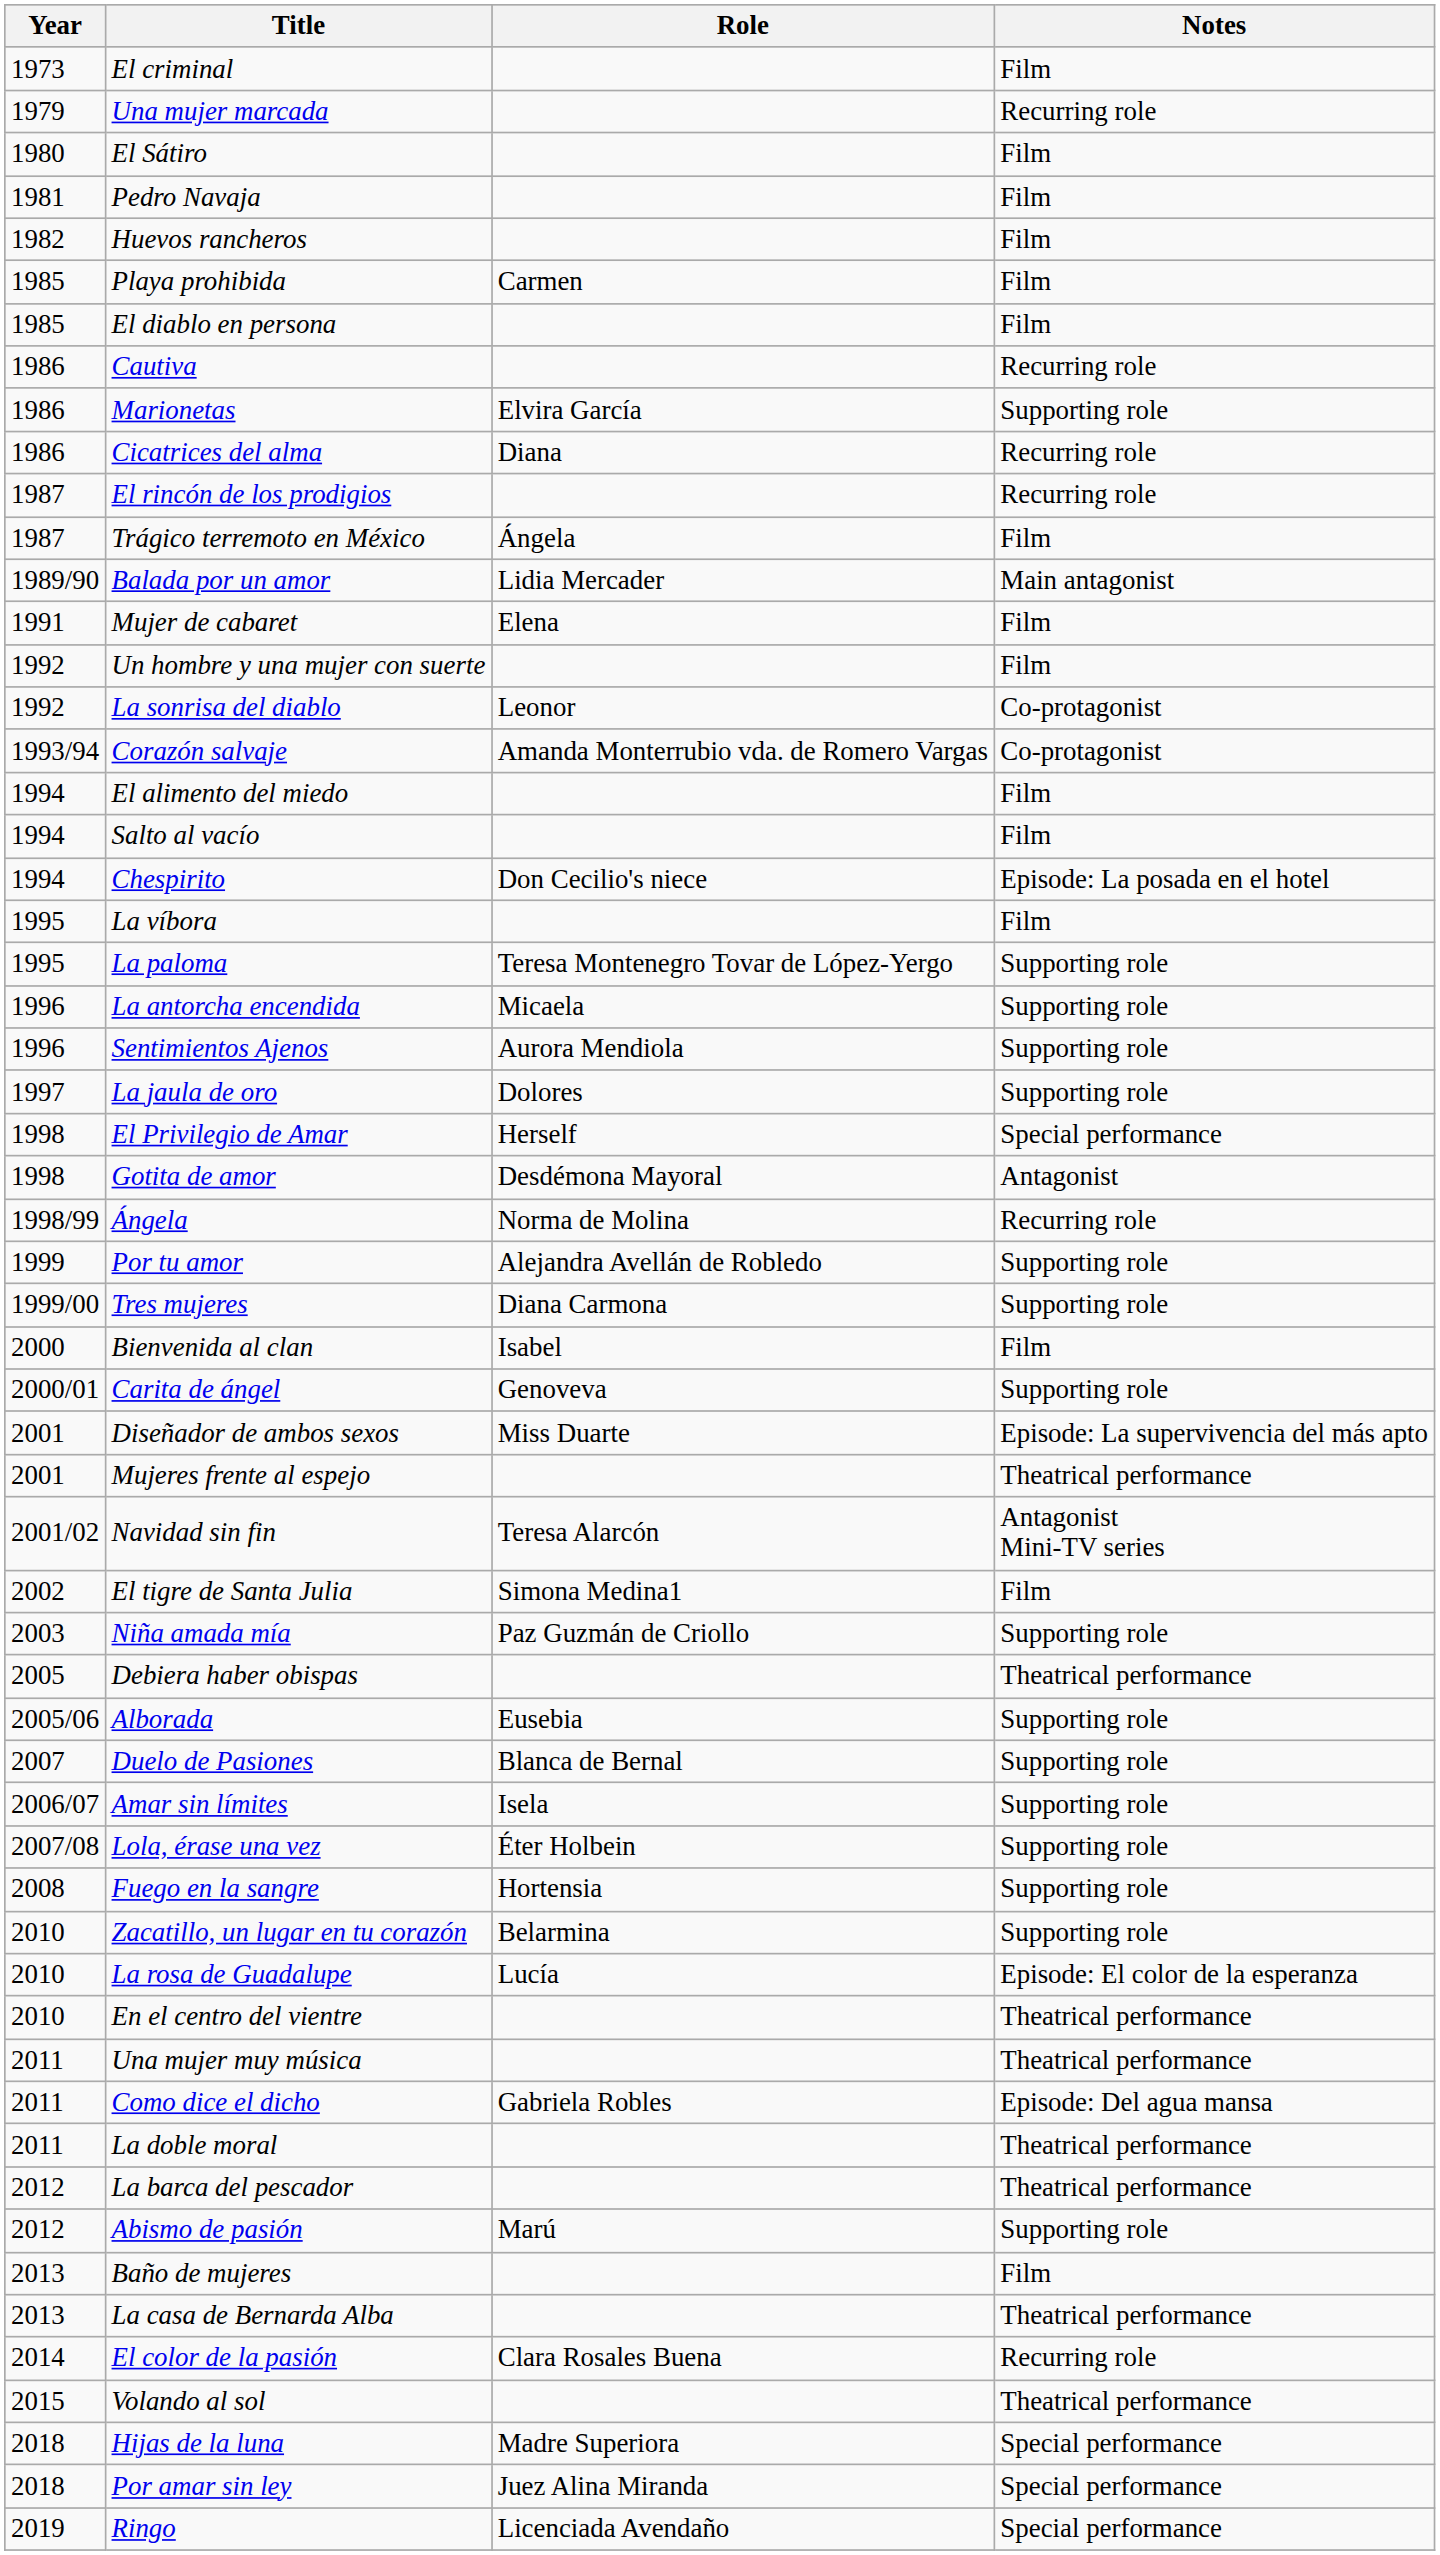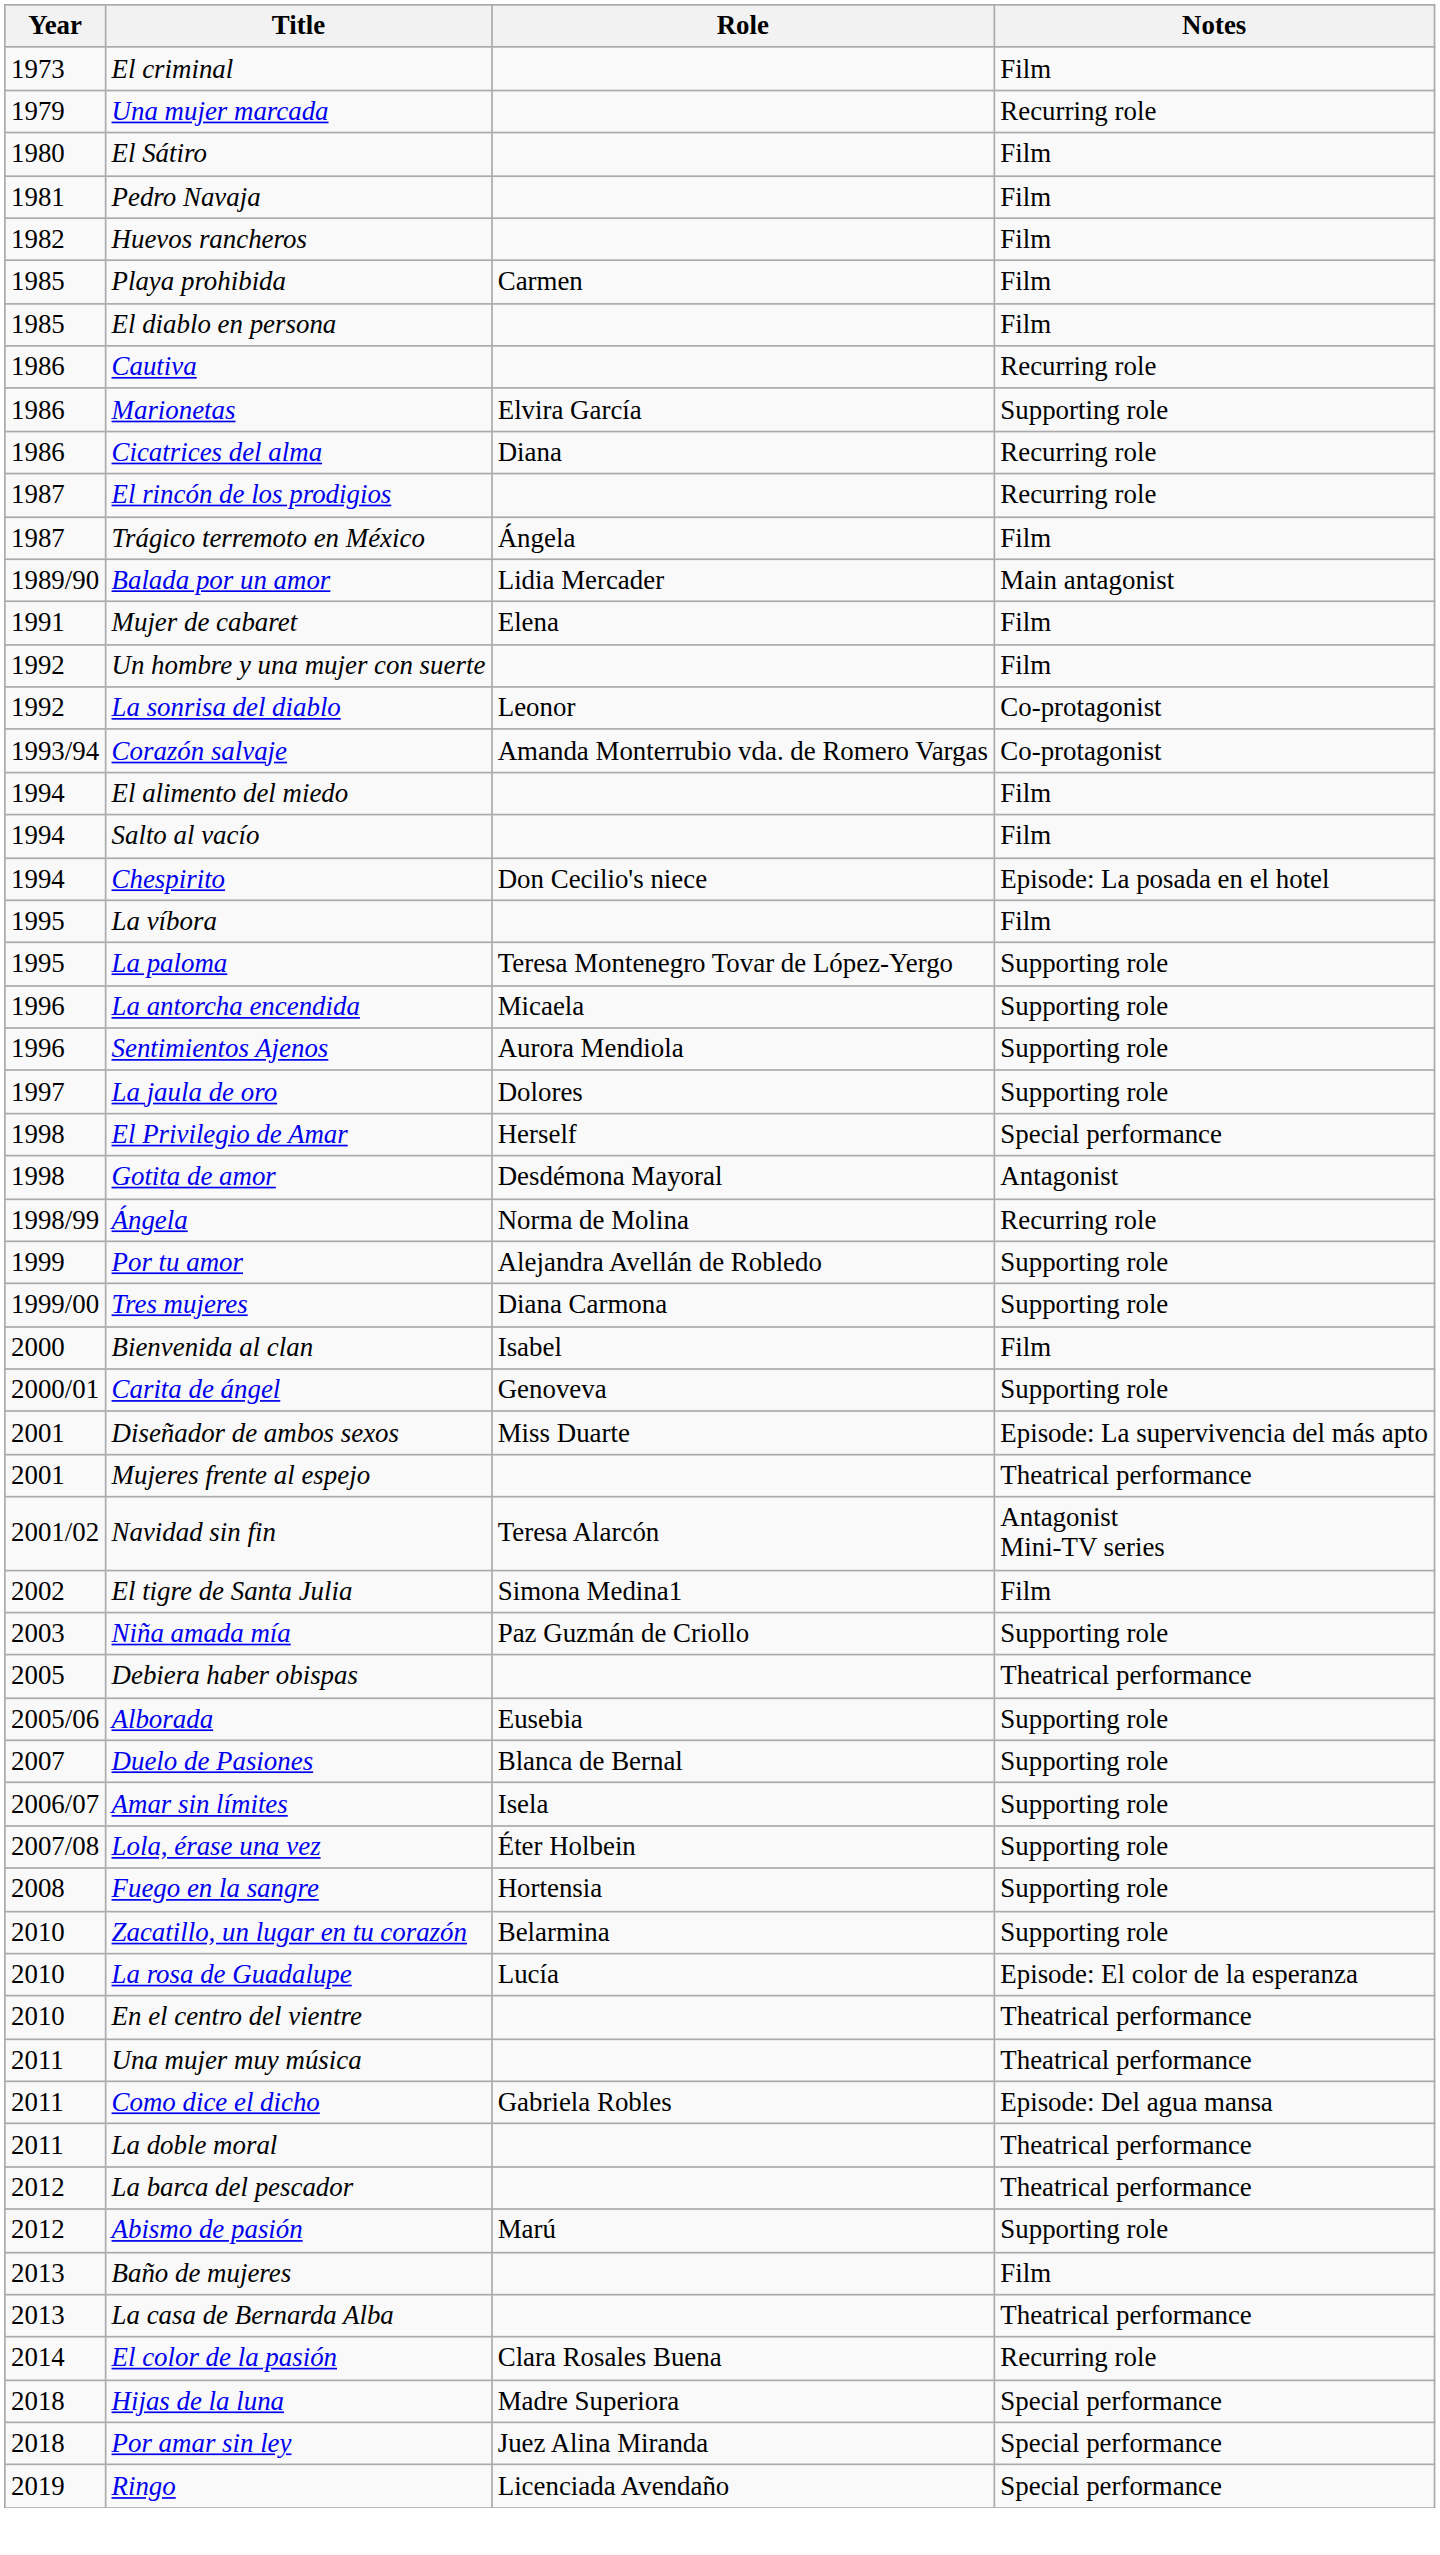- row: (188, 2400)
